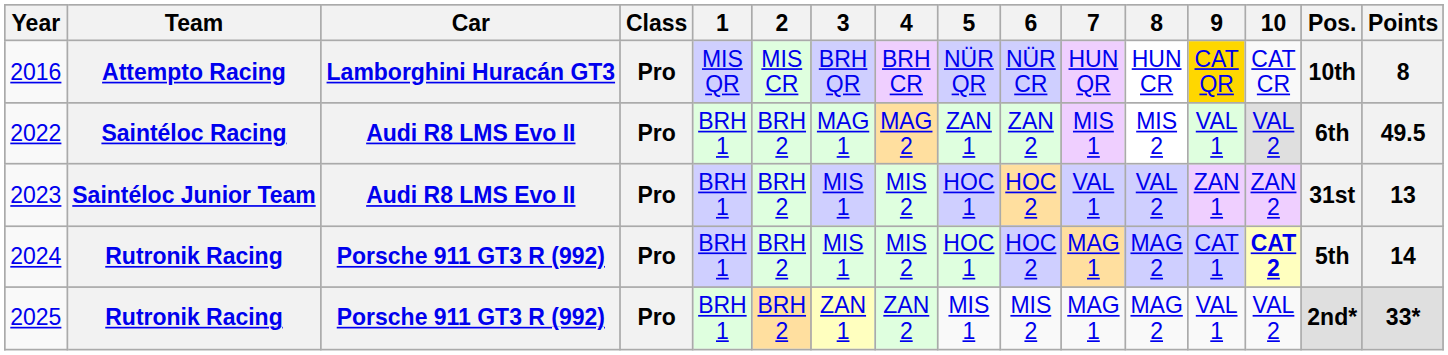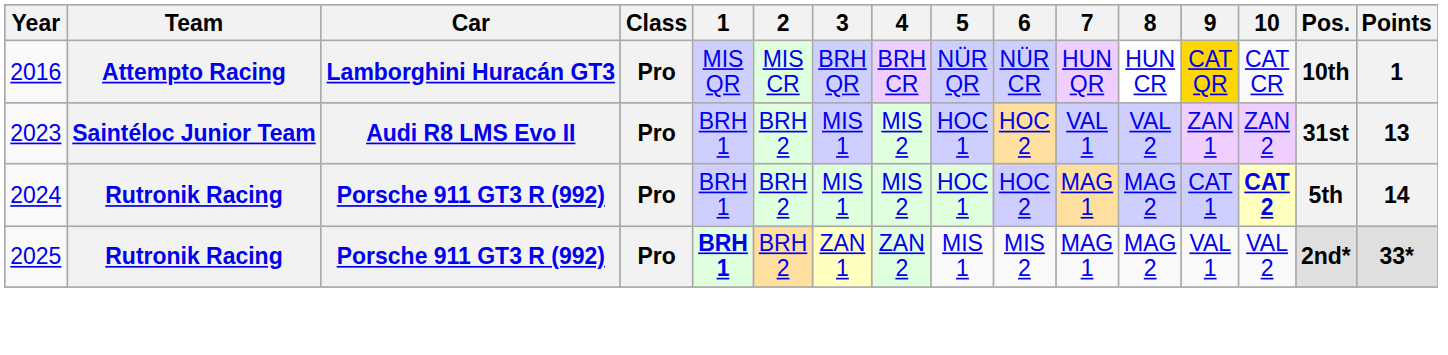(1403, 71) 8 -> (1397, 71) 1
- row: (36, 133)
(722, 318) normal -> (723, 256) bold
